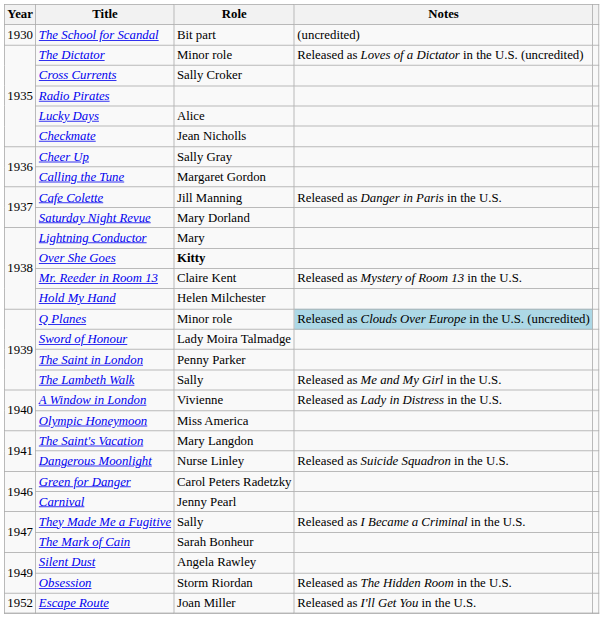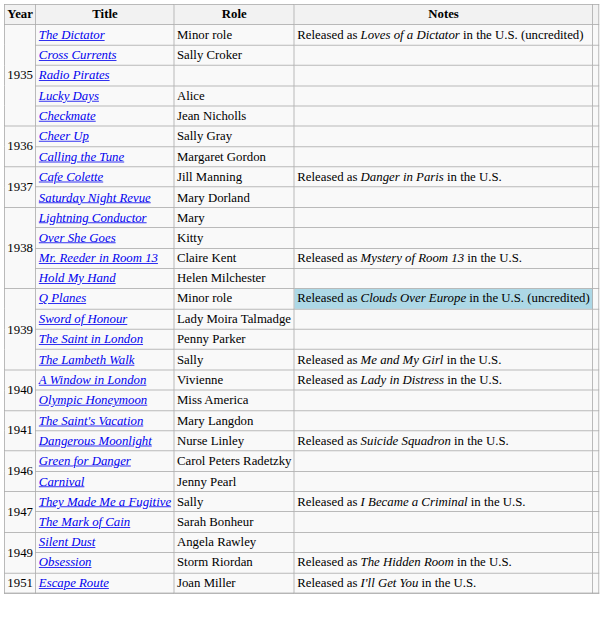- row: (99, 34)
(191, 258) bold -> (190, 237) normal
(20, 603) 1952 -> (20, 583) 1951
